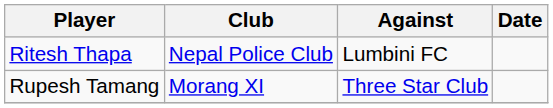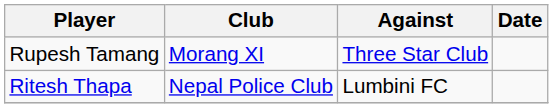rows swapped: (84, 86) <-> (71, 53)
